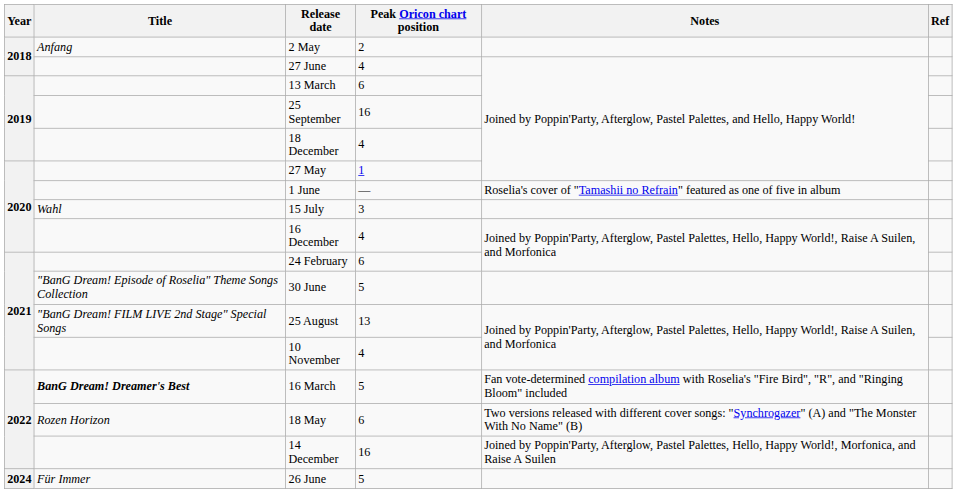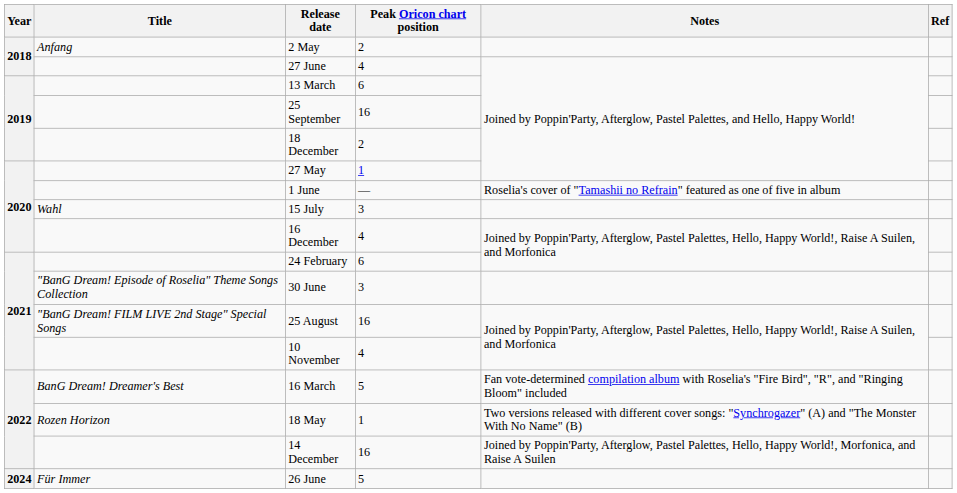(361, 144) 4 -> (361, 144) 2
(361, 287) 5 -> (361, 287) 3
(364, 320) 13 -> (364, 320) 16
(113, 386) bold -> (110, 386) normal
(361, 419) 6 -> (361, 419) 1
